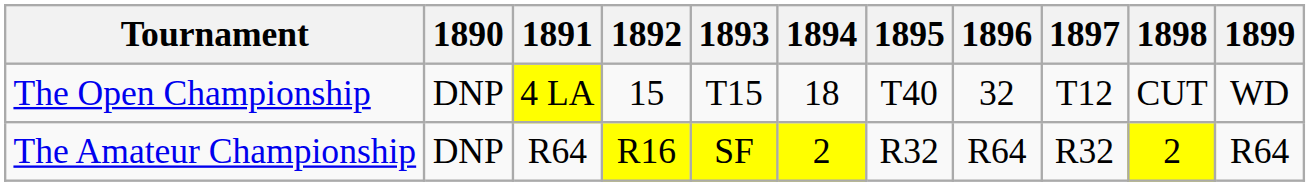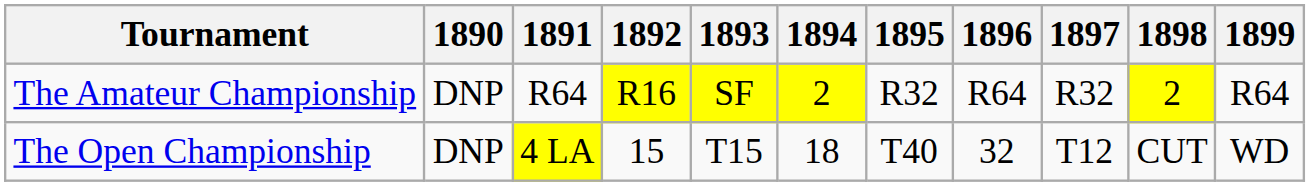rows swapped: (192, 92) <-> (215, 151)
